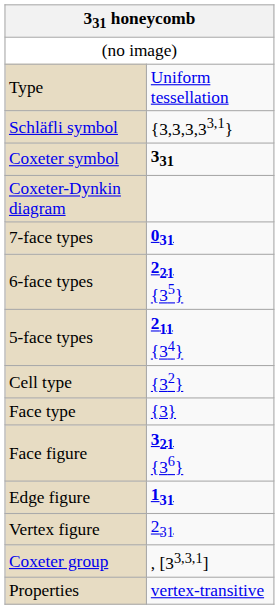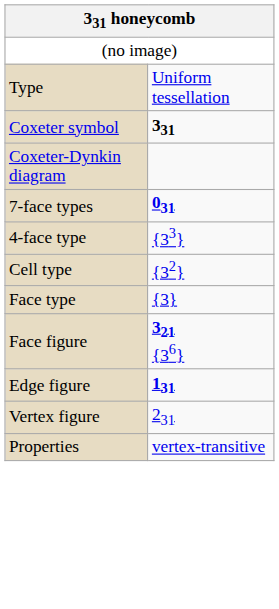- row: (63, 126)
- row: (51, 281)
- row: (51, 337)
+ row: (48, 237)
- row: (59, 561)
